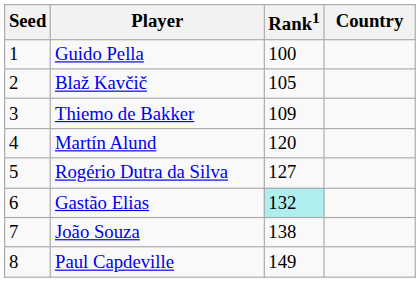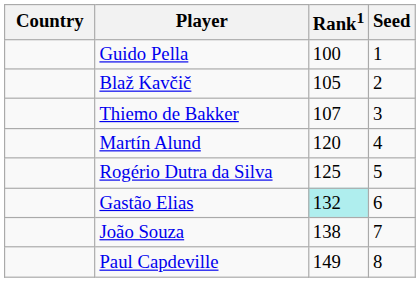columns swapped: (369, 21) <-> (28, 21)
(282, 113) 109 -> (327, 113) 107
(282, 172) 127 -> (327, 172) 125
